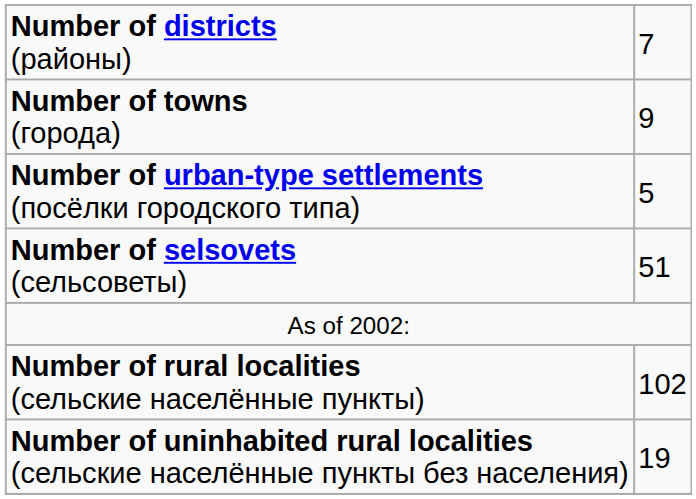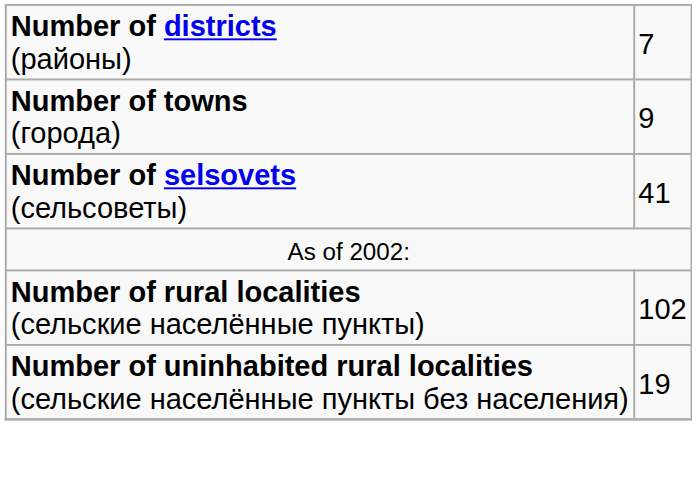- row: (247, 191)
(654, 266) 51 -> (654, 191) 41
